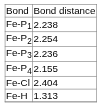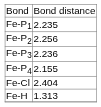(46, 24) 2.238 -> (46, 24) 2.235
(46, 39) 2.254 -> (46, 39) 2.256
